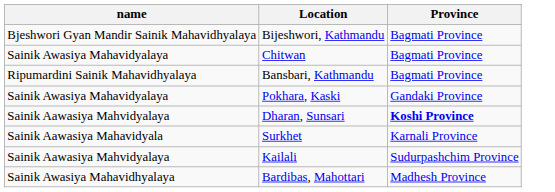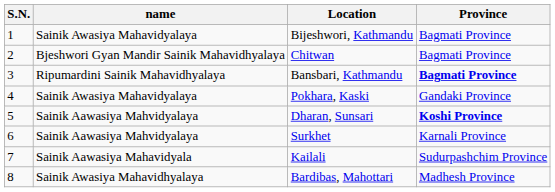+ column: (19, 14)
(132, 34) Bjeshwori Gyan Mandir Sainik Mahavidhyalaya -> (116, 34) Sainik Awasiya Mahavidyalaya
(88, 55) Sainik Awasiya Mahavidyalaya -> (160, 55) Bjeshwori Gyan Mandir Sainik Mahavidhyalaya
(436, 75) normal -> (468, 75) bold
(85, 136) Sainik Aawasiya Mahavidyala -> (117, 136) Sainik Aawasiya Mahvidyalaya
(88, 156) Sainik Aawasiya Mahvidyalaya -> (114, 156) Sainik Aawasiya Mahavidyala
